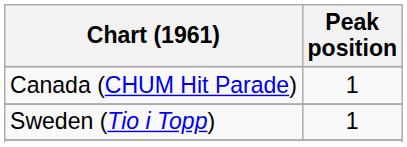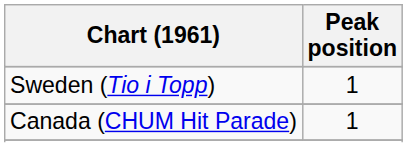rows swapped: (153, 85) <-> (113, 121)
